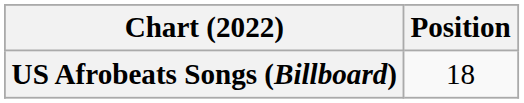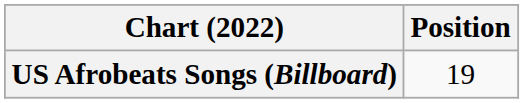(461, 73) 18 -> (461, 73) 19
